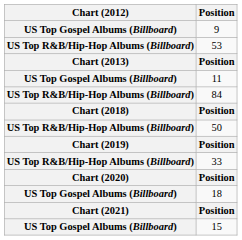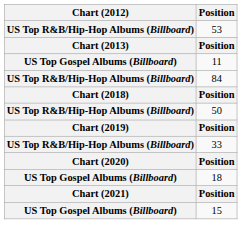- row: (217, 29)
